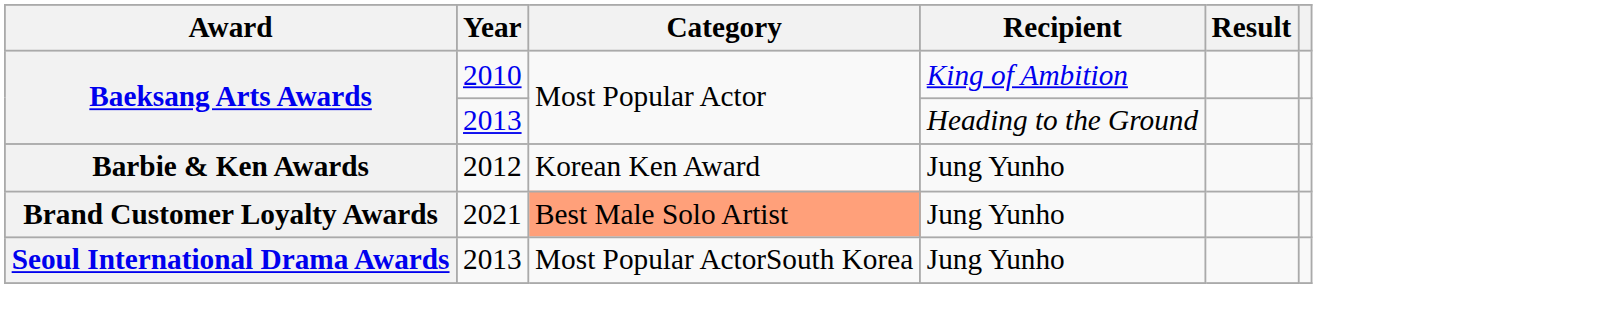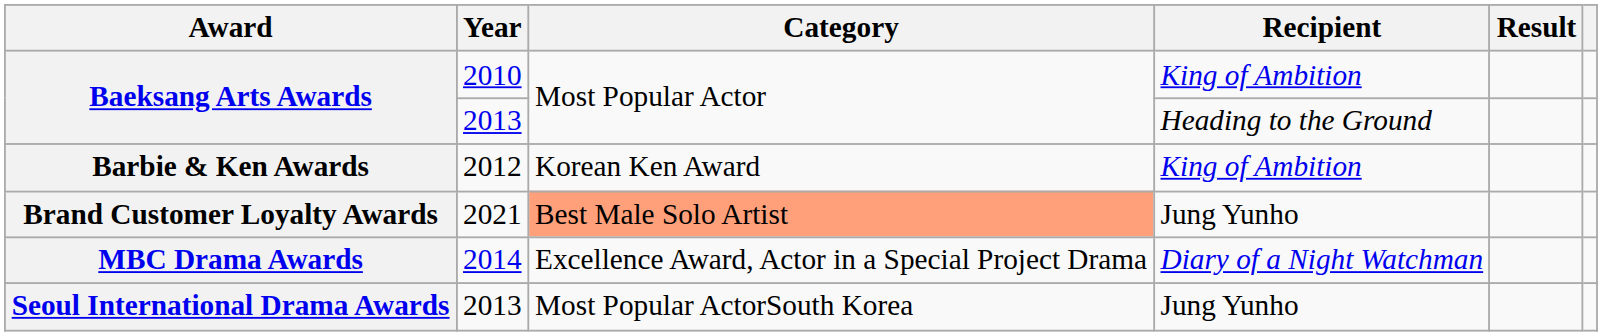(996, 167) Jung Yunho -> (1261, 167) King of Ambition
+ row: (231, 259)
